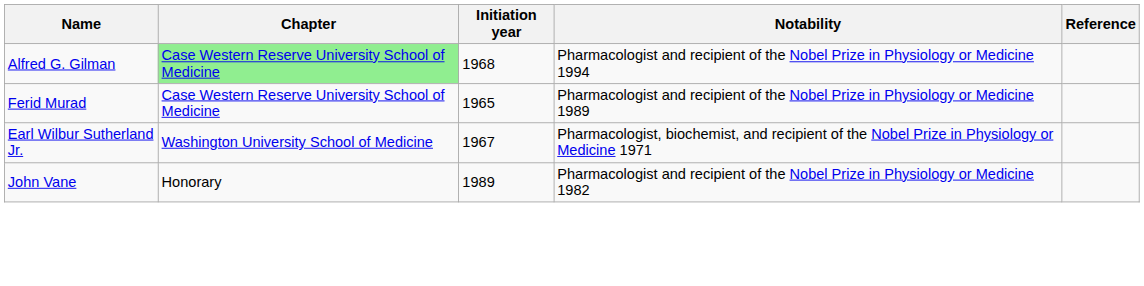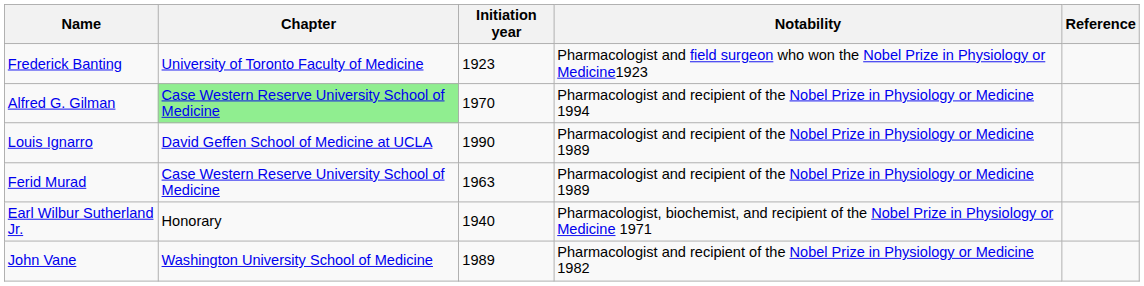+ row: (65, 63)
(479, 63) 1968 -> (479, 103) 1970
+ row: (50, 142)
(479, 103) 1965 -> (479, 182) 1963
(297, 142) Washington University School of Medicine -> (192, 221) Honorary
(479, 142) 1967 -> (479, 221) 1940
(192, 182) Honorary -> (297, 261) Washington University School of Medicine
